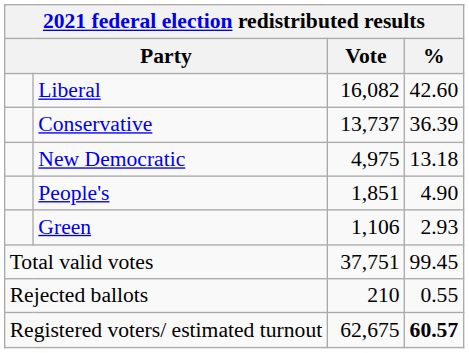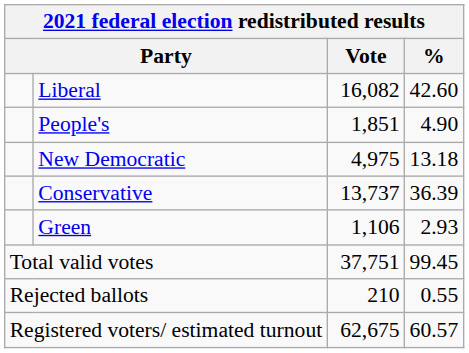rows swapped: (95, 124) <-> (74, 192)
(434, 329) bold -> (434, 329) normal
